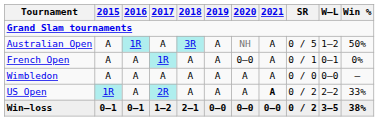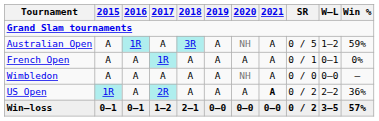(357, 45) 50% -> (357, 45) 59%
(245, 61) 0–0 -> (245, 61) A
(245, 77) A -> (245, 77) NH
(357, 92) 33% -> (357, 92) 36%
(357, 108) 38% -> (357, 108) 57%
